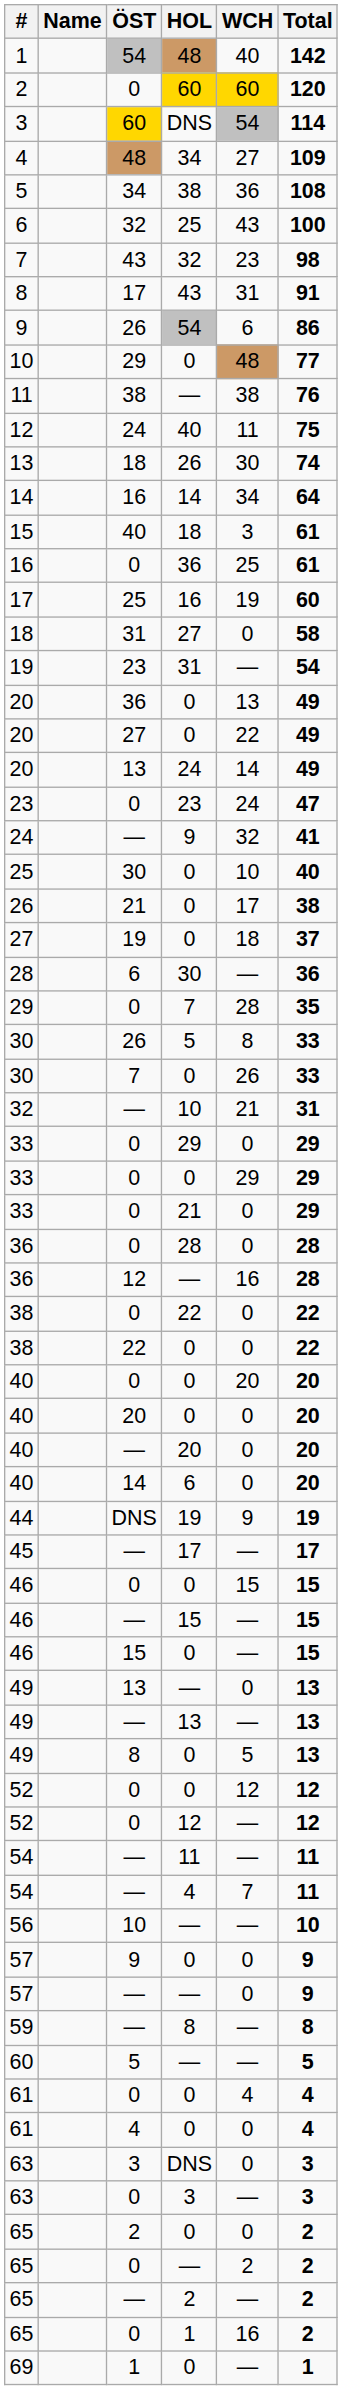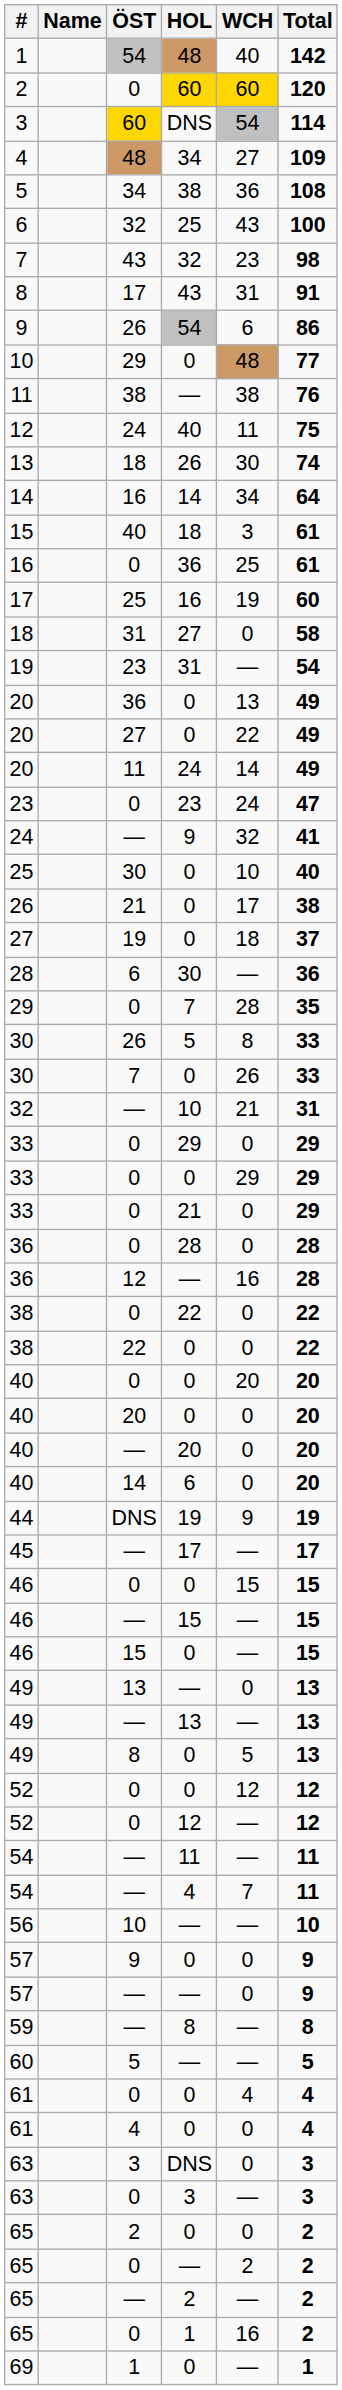(134, 769) 13 -> (134, 769) 11
